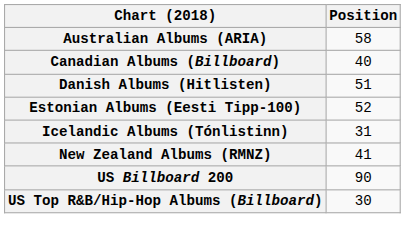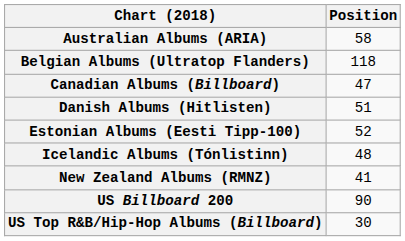+ row: (165, 62)
(363, 62) 40 -> (363, 85) 47
(363, 132) 31 -> (363, 155) 48
